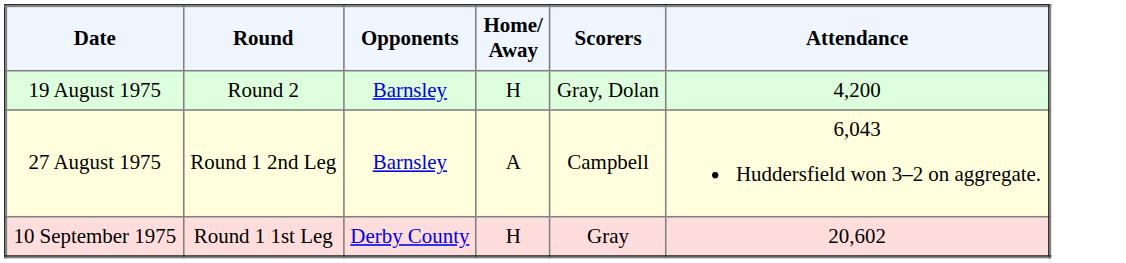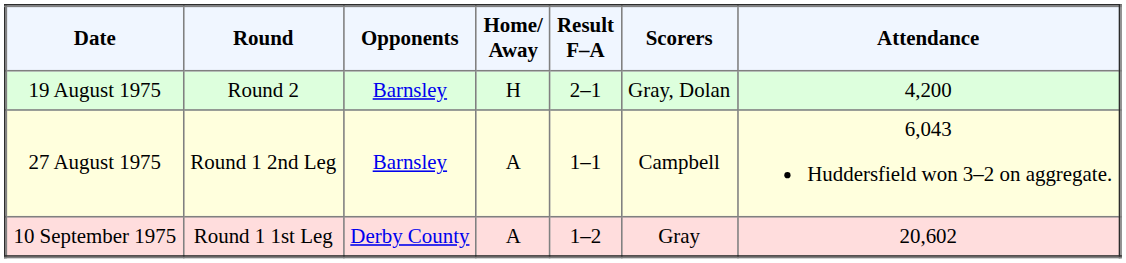+ column: (586, 38)
(513, 235) H -> (513, 235) A
